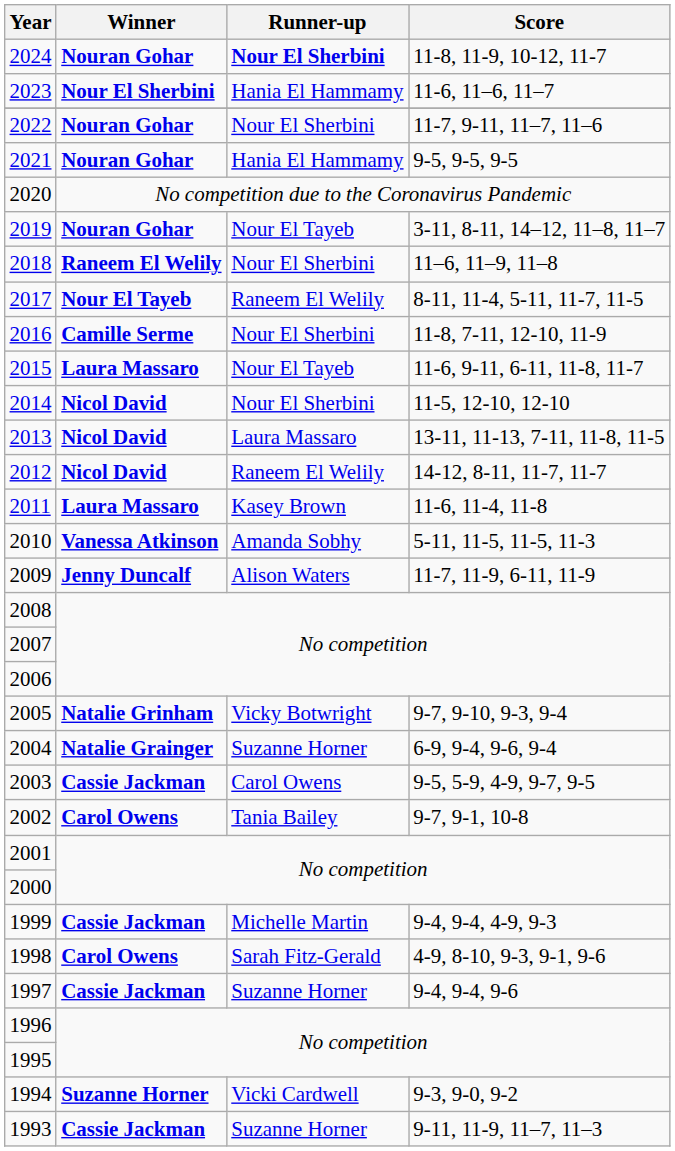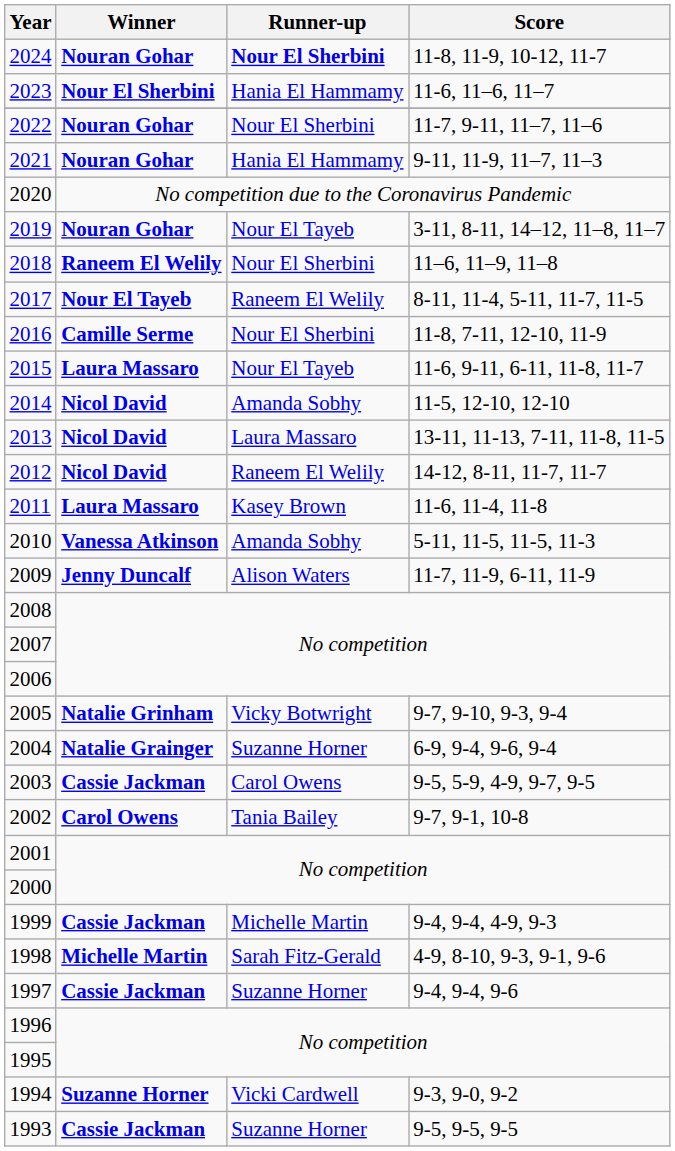(466, 160) 9-5, 9-5, 9-5 -> (508, 160) 9-11, 11-9, 11–7, 11–3
(303, 402) Nour El Sherbini -> (296, 402) Amanda Sobhy
(120, 955) Carol Owens -> (134, 955) Michelle Martin
(508, 1128) 9-11, 11-9, 11–7, 11–3 -> (466, 1128) 9-5, 9-5, 9-5
